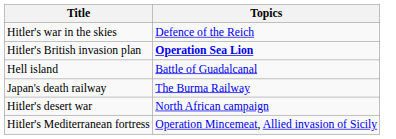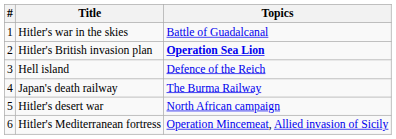+ column: (10, 13)
(205, 32) Defence of the Reich -> (217, 32) Battle of Guadalcanal
(206, 69) Battle of Guadalcanal -> (216, 69) Defence of the Reich
